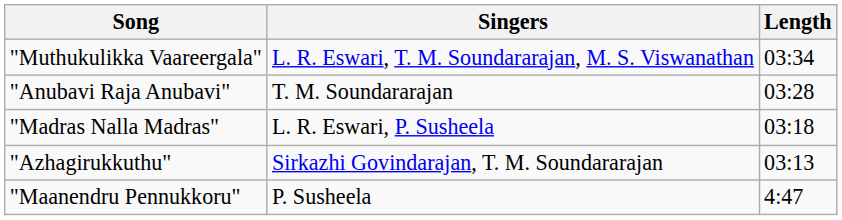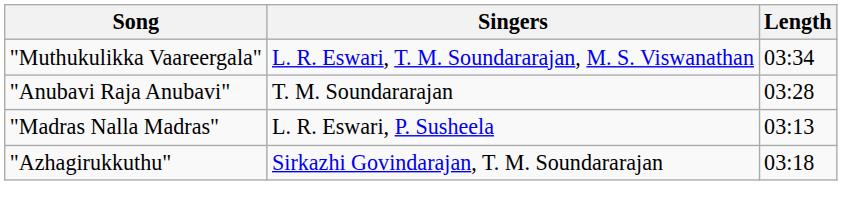(789, 127) 03:18 -> (789, 127) 03:13
(789, 162) 03:13 -> (789, 162) 03:18
- row: (125, 197)
